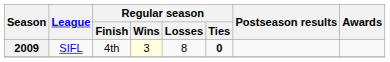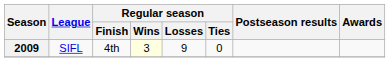(184, 48) 8 -> (184, 48) 9
(219, 48) bold -> (219, 48) normal
